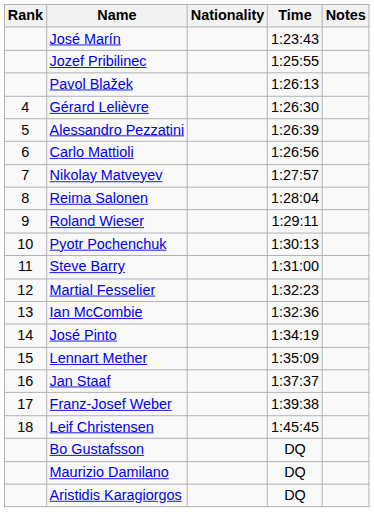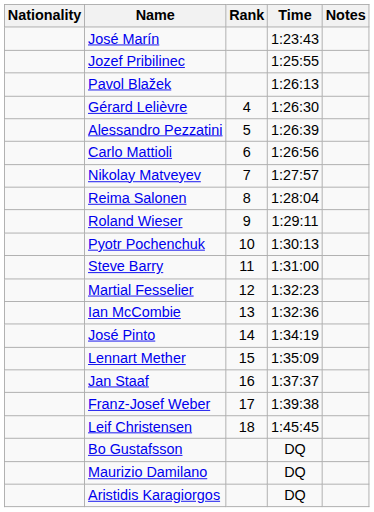columns swapped: (25, 15) <-> (228, 15)
